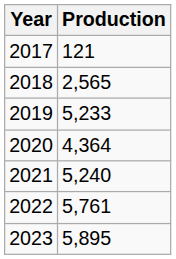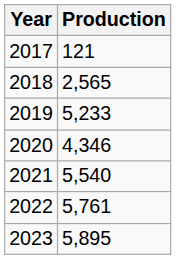(87, 144) 4,364 -> (87, 144) 4,346
(87, 176) 5,240 -> (87, 176) 5,540
